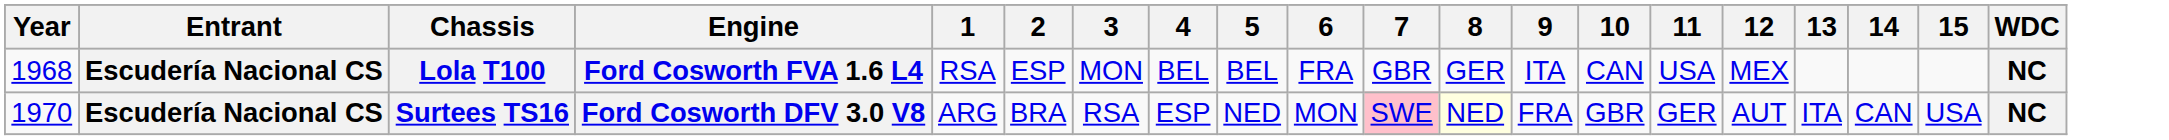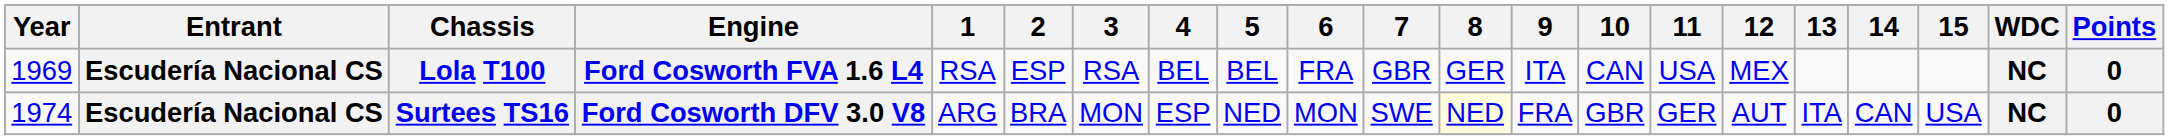+ column: (2114, 27)
(42, 70) 1968 -> (42, 70) 1969
(1111, 70) MON -> (1111, 70) RSA
(42, 113) 1970 -> (42, 113) 1974
(1111, 113) RSA -> (1111, 113) MON
(1402, 113) pink background -> (1402, 113) no background
